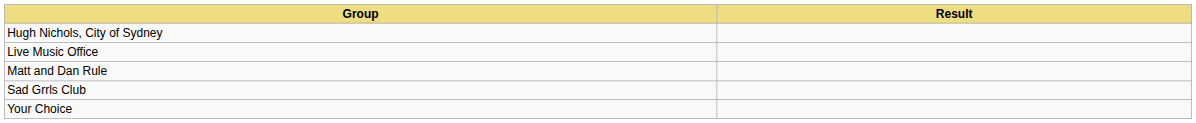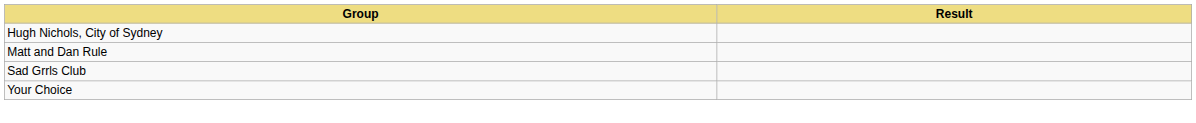- row: (53, 52)
